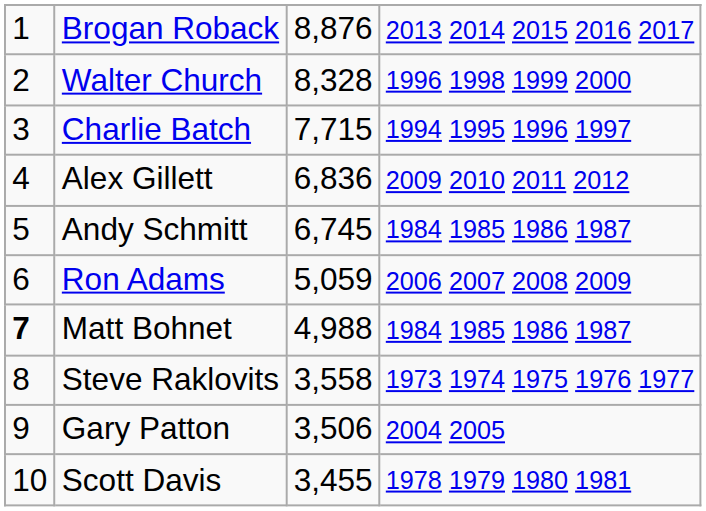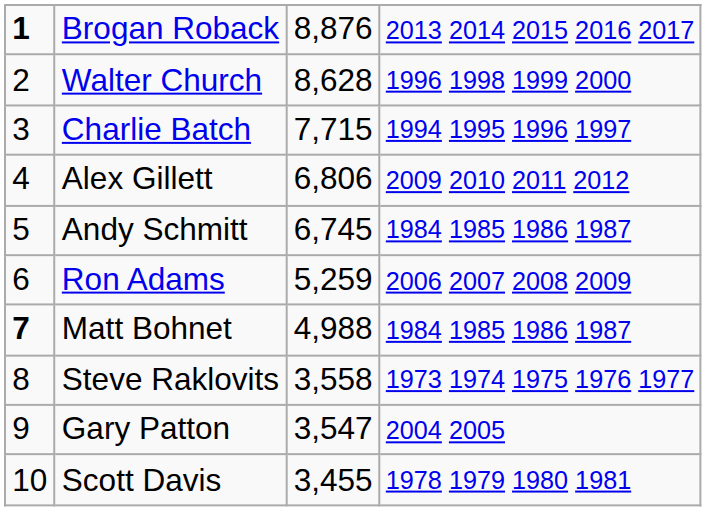(21, 29) normal -> (21, 29) bold
(333, 79) 8,328 -> (333, 79) 8,628
(333, 179) 6,836 -> (333, 179) 6,806
(333, 279) 5,059 -> (333, 279) 5,259
(333, 429) 3,506 -> (333, 429) 3,547
